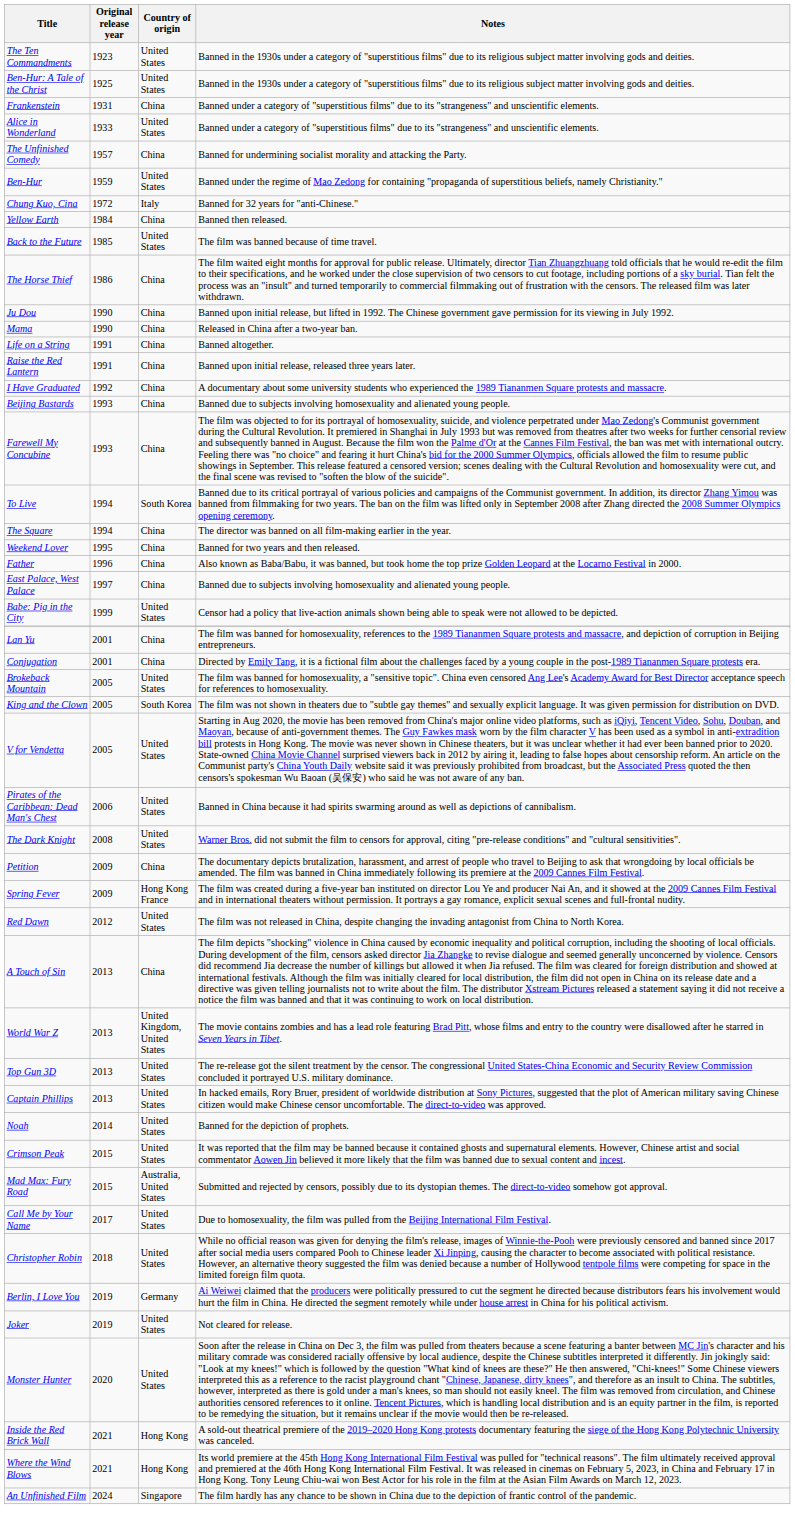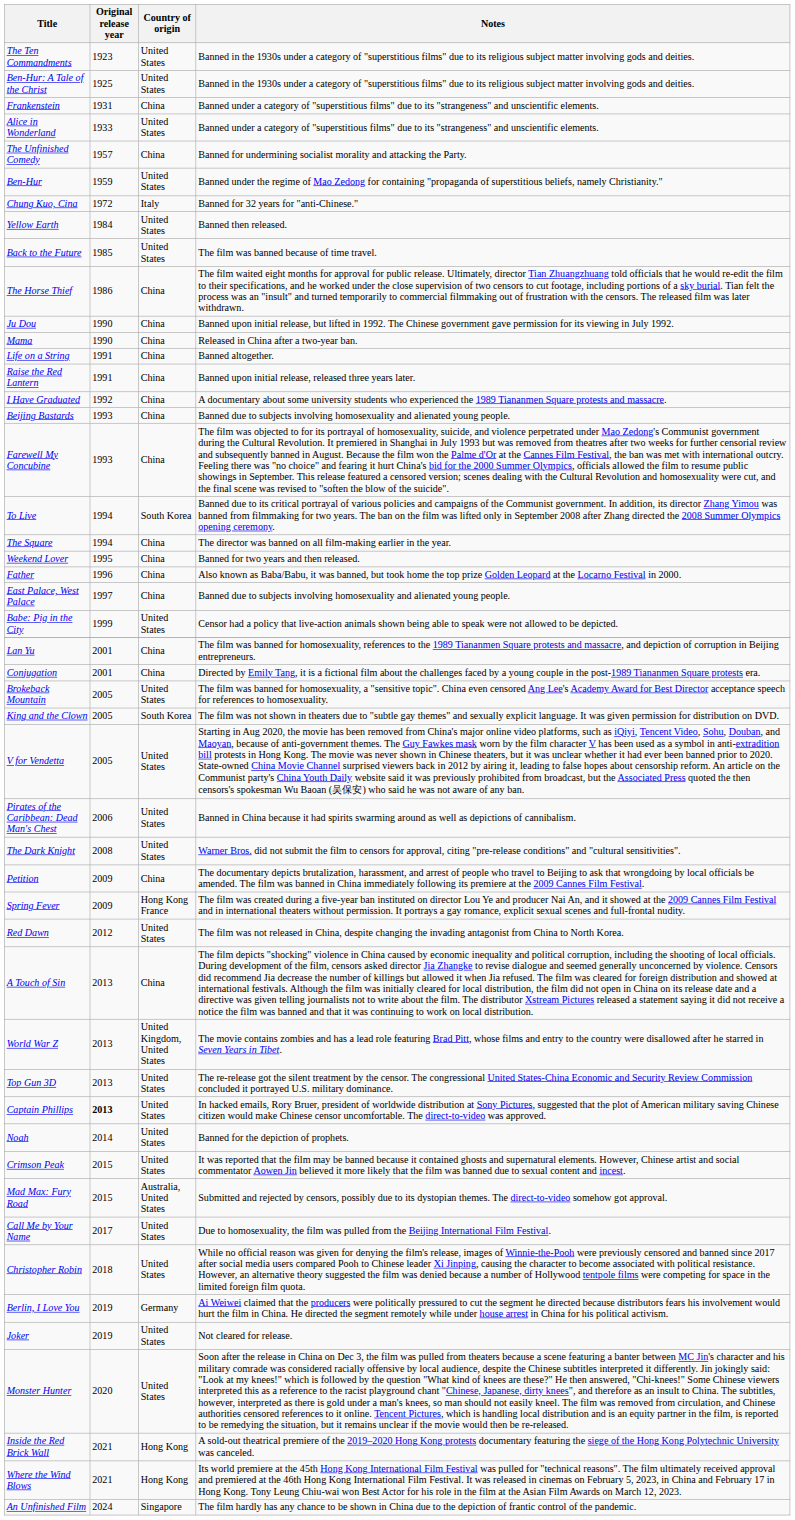(153, 219) China -> (154, 225) United States
(102, 1099) normal -> (102, 1110) bold
